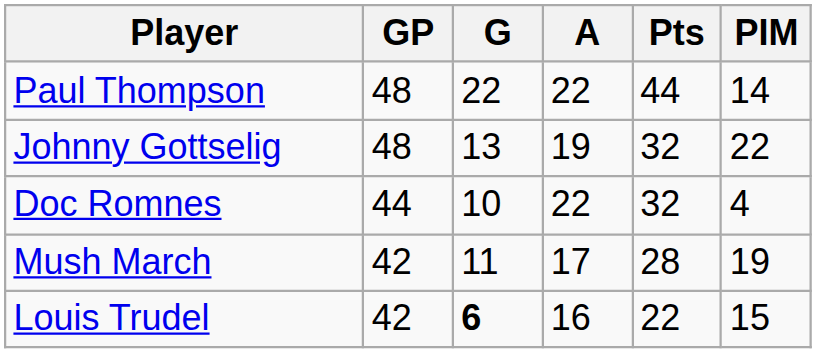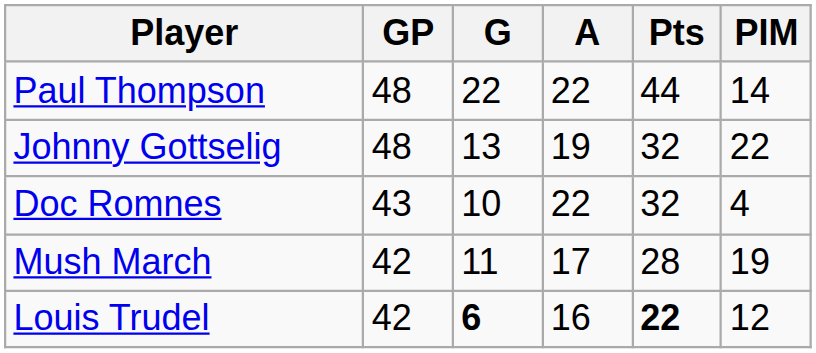(392, 204) 44 -> (392, 204) 43
(660, 318) normal -> (660, 318) bold
(750, 318) 15 -> (750, 318) 12
